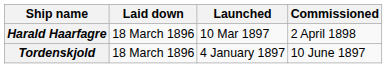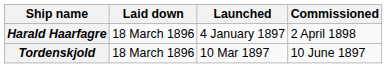(235, 33) 10 Mar 1897 -> (243, 33) 4 January 1897
(243, 53) 4 January 1897 -> (235, 53) 10 Mar 1897
